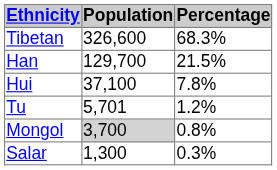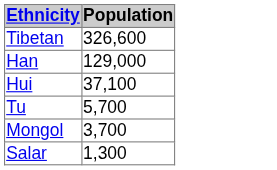- column: (223, 15)
(115, 61) 129,700 -> (115, 61) 129,000
(105, 107) 5,701 -> (105, 107) 5,700
(105, 130) lightgrey background -> (105, 130) no background
